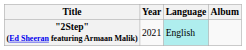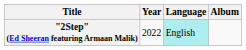(152, 32) 2021 -> (152, 32) 2022
